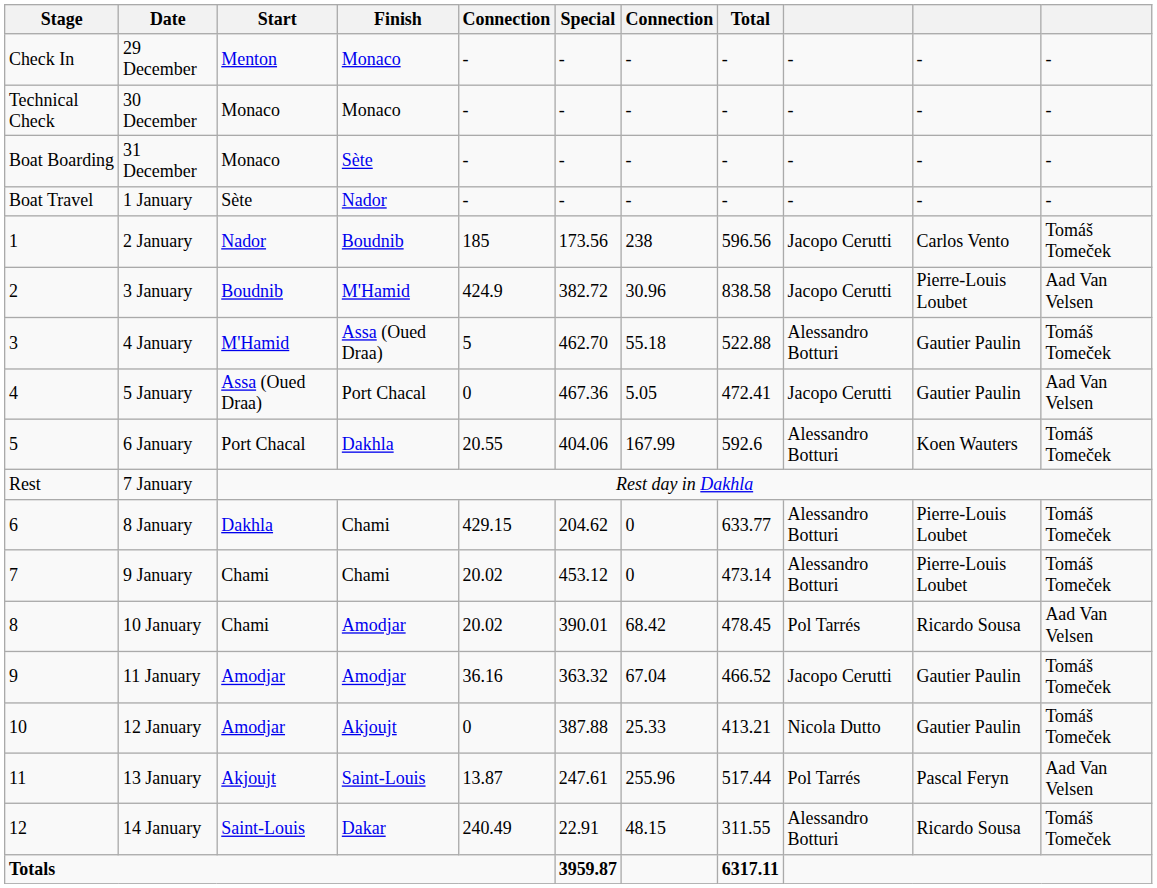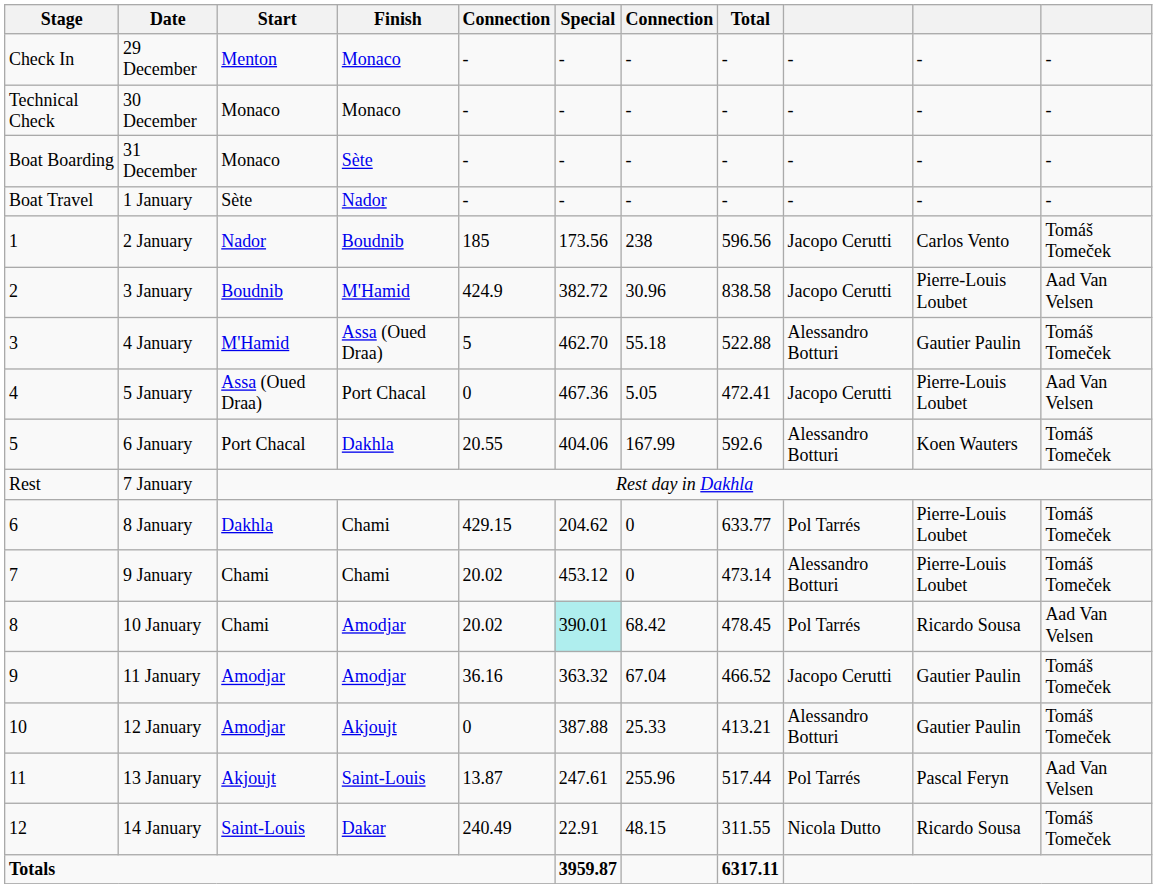(969, 393) Gautier Paulin -> (961, 393) Pierre-Louis Loubet
(828, 524) Alessandro Botturi -> (824, 524) Pol Tarrés
(583, 625) no background -> (583, 625) paleturquoise background
(834, 727) Nicola Dutto -> (828, 727) Alessandro Botturi
(828, 828) Alessandro Botturi -> (834, 828) Nicola Dutto
